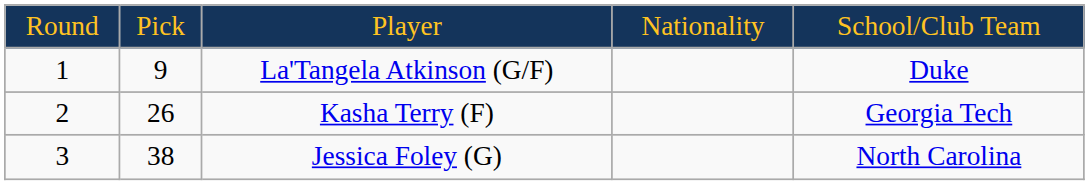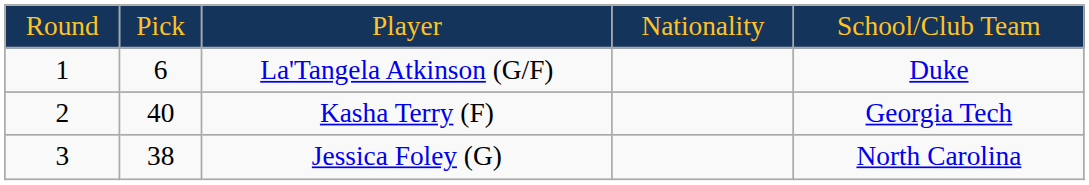(161, 69) 9 -> (161, 69) 6
(161, 112) 26 -> (161, 112) 40
